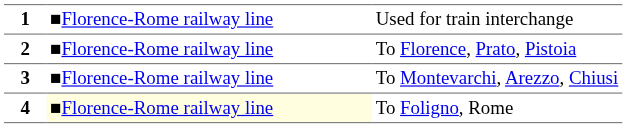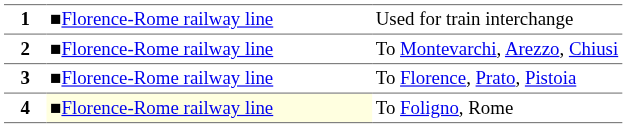(476, 48) To Florence, Prato, Pistoia -> (497, 48) To Montevarchi, Arezzo, Chiusi
(497, 78) To Montevarchi, Arezzo, Chiusi -> (476, 78) To Florence, Prato, Pistoia
